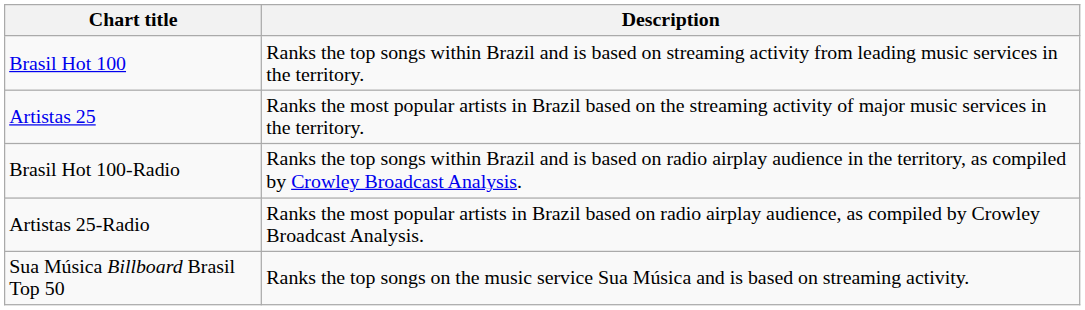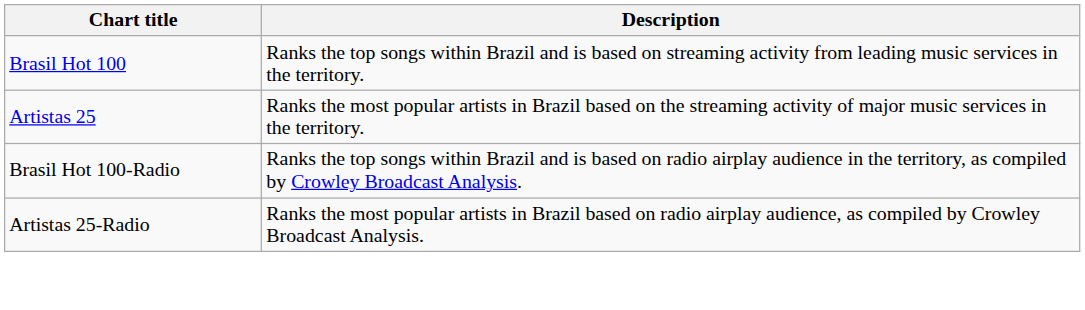- row: (122, 277)
